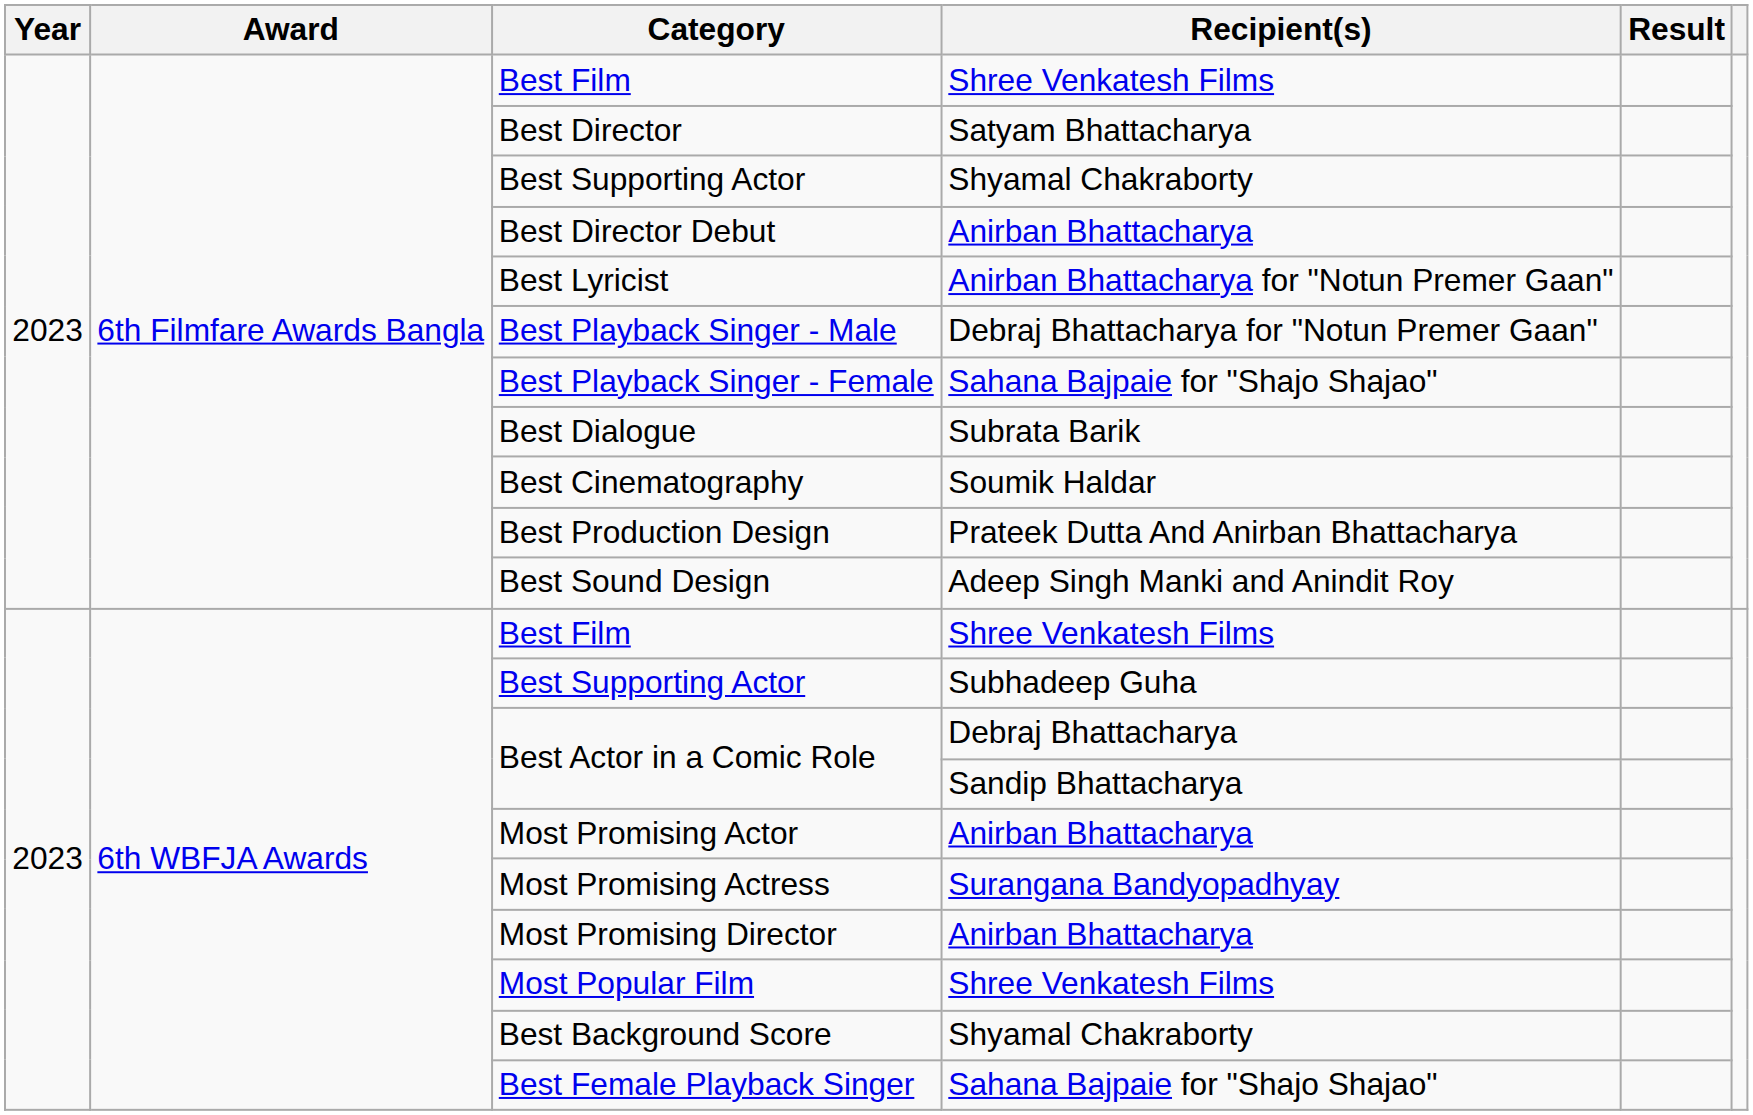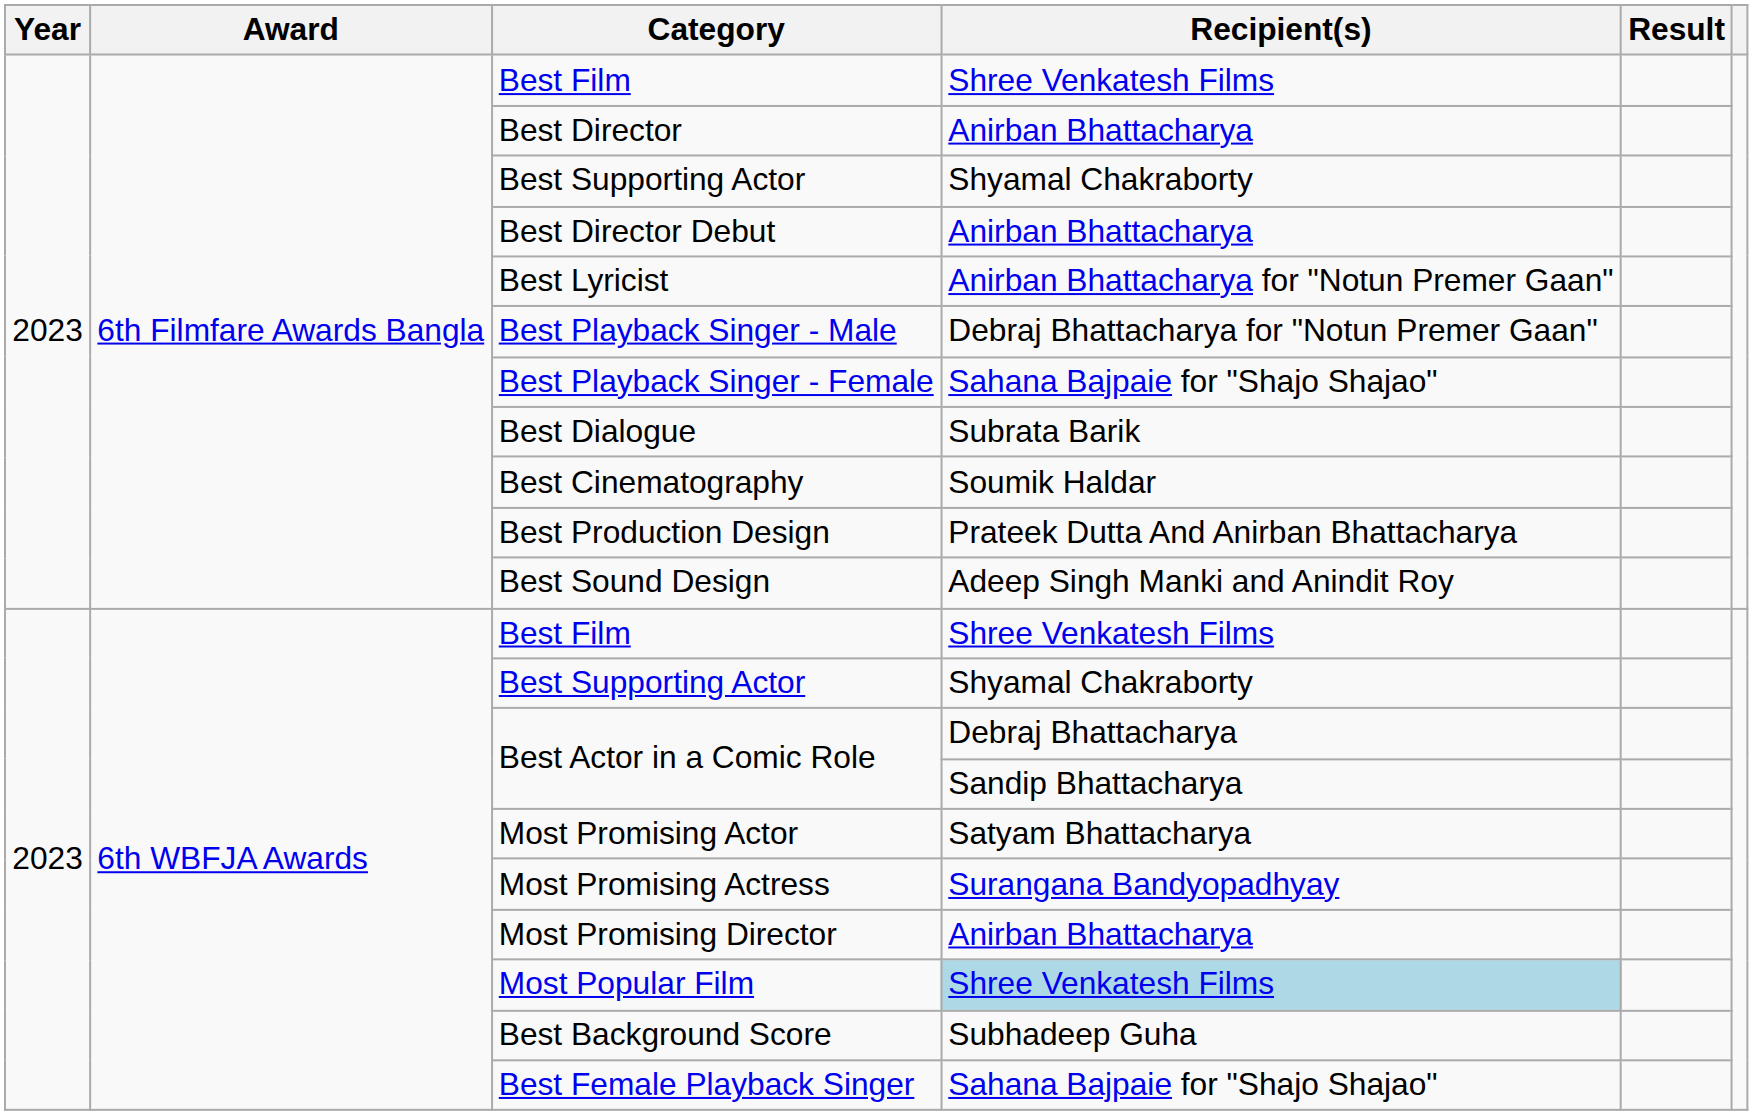(1100, 130) Satyam Bhattacharya -> (1101, 130) Anirban Bhattacharya
(1073, 682) Subhadeep Guha -> (1101, 682) Shyamal Chakraborty
(1101, 833) Anirban Bhattacharya -> (1100, 833) Satyam Bhattacharya
(1111, 984) no background -> (1111, 984) lightblue background
(1101, 1034) Shyamal Chakraborty -> (1073, 1034) Subhadeep Guha
